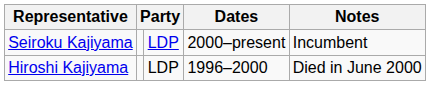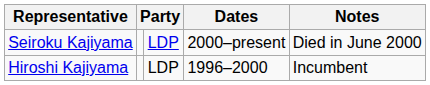(330, 42) Incumbent -> (357, 42) Died in June 2000
(357, 67) Died in June 2000 -> (330, 67) Incumbent
